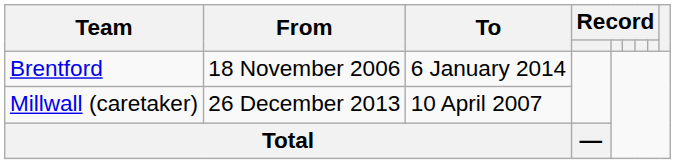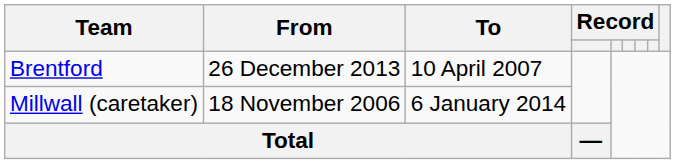(304, 68) 18 November 2006 -> (304, 68) 26 December 2013
(488, 68) 6 January 2014 -> (476, 68) 10 April 2007
(304, 104) 26 December 2013 -> (304, 104) 18 November 2006
(476, 104) 10 April 2007 -> (488, 104) 6 January 2014
